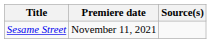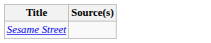- column: (114, 13)
